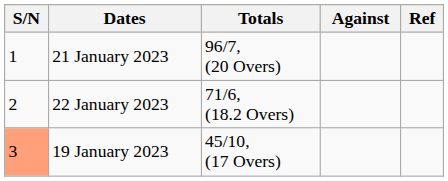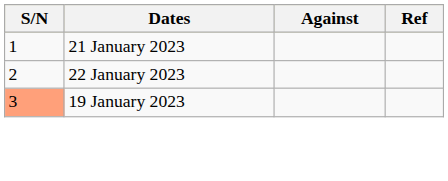- column: (261, 18)
